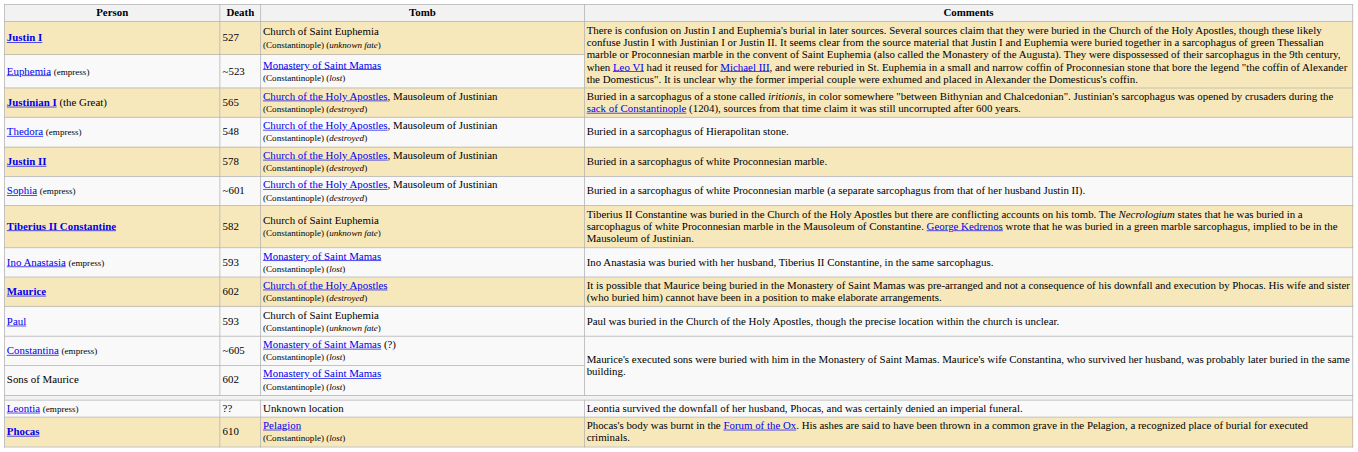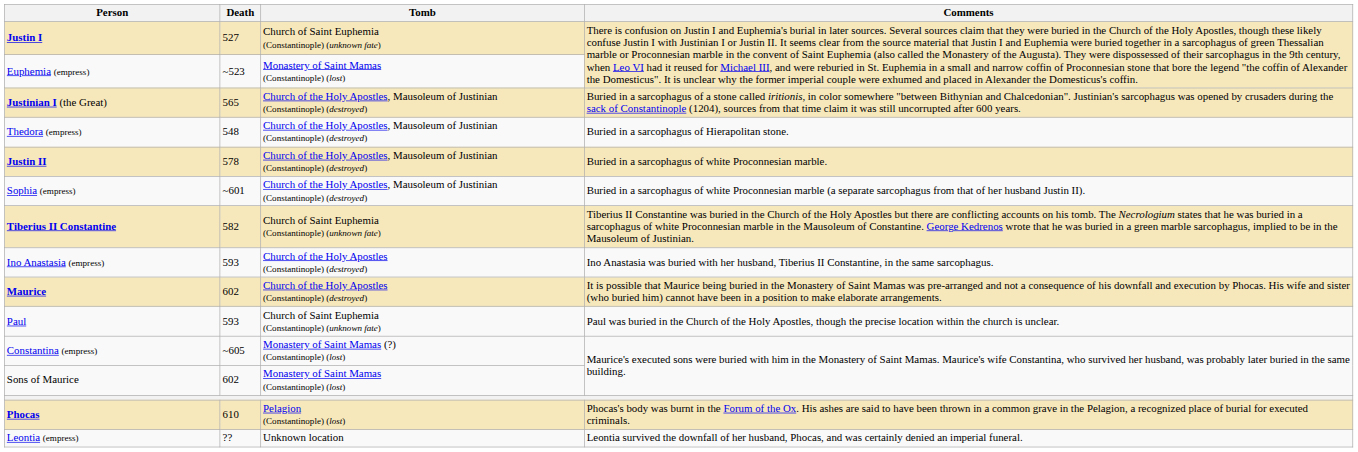(322, 262) Monastery of Saint Mamas (Constantinople) (lost) -> (325, 262) Church of the Holy Apostles (Constantinople) (destroyed)
rows swapped: (23, 432) <-> (43, 408)
